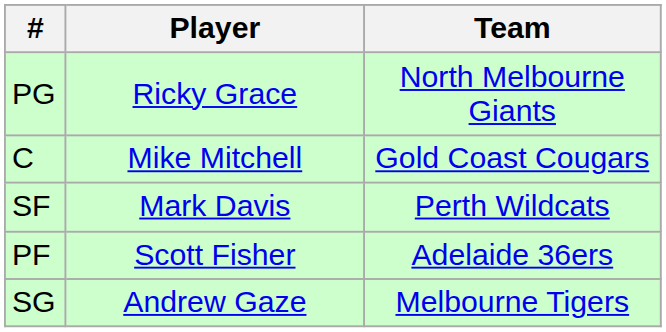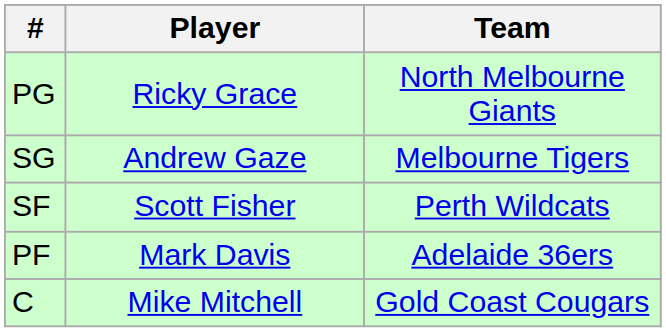rows swapped: (34, 302) <-> (23, 158)
(215, 206) Mark Davis -> (215, 206) Scott Fisher
(215, 254) Scott Fisher -> (215, 254) Mark Davis
